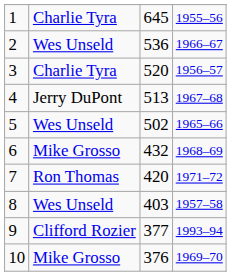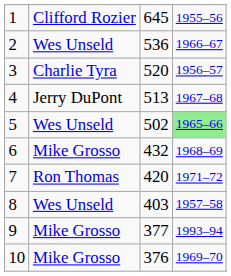(75, 17) Charlie Tyra -> (84, 17) Clifford Rozier
(199, 124) no background -> (199, 124) lightgreen background
(84, 230) Clifford Rozier -> (77, 230) Mike Grosso
